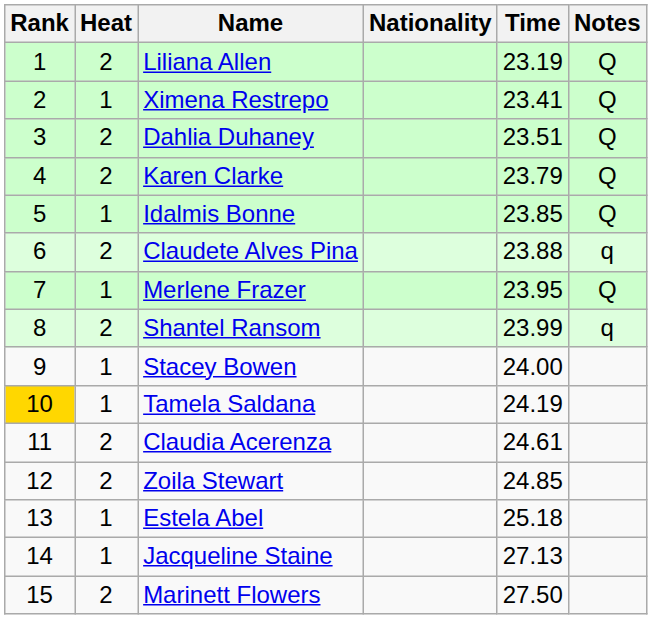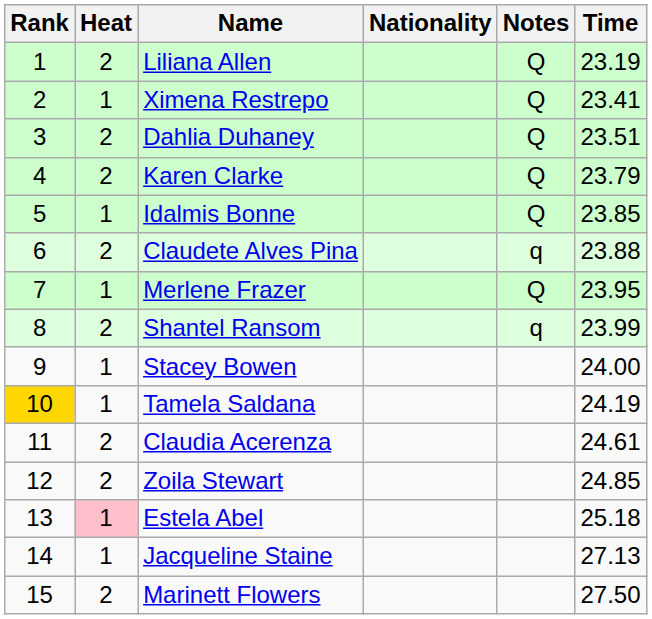columns swapped: (533, 23) <-> (607, 23)
(106, 518) no background -> (106, 518) pink background
